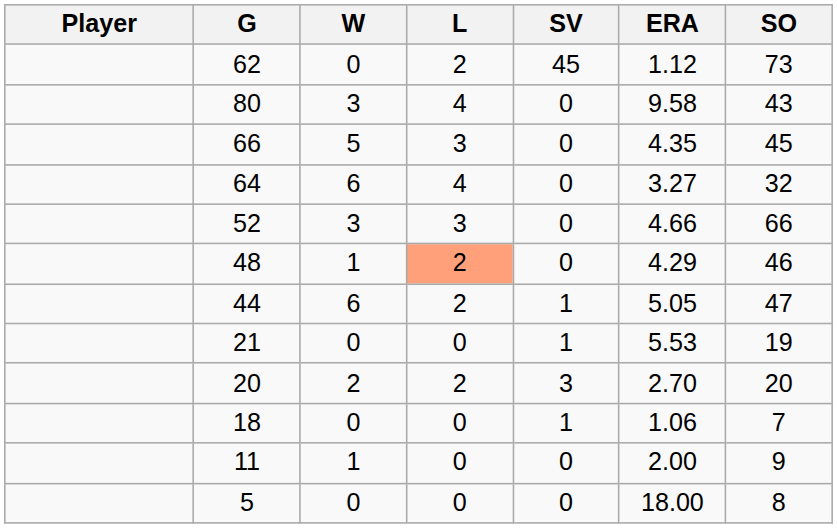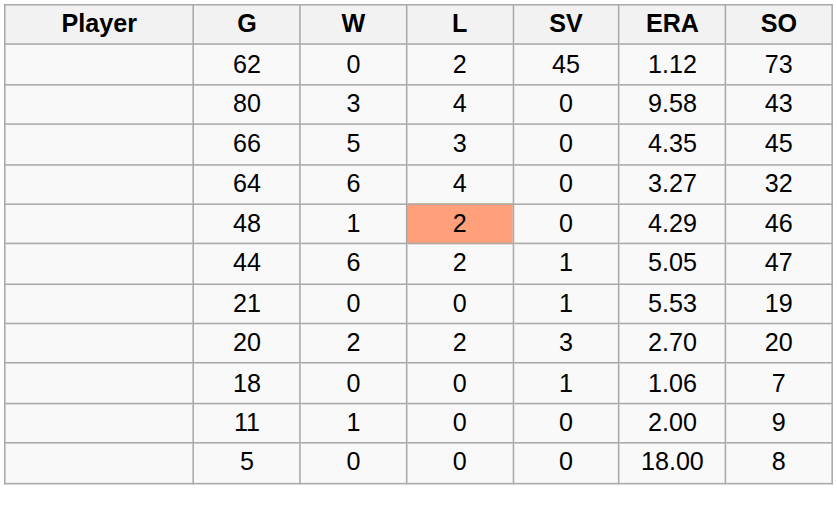- row: (247, 223)
